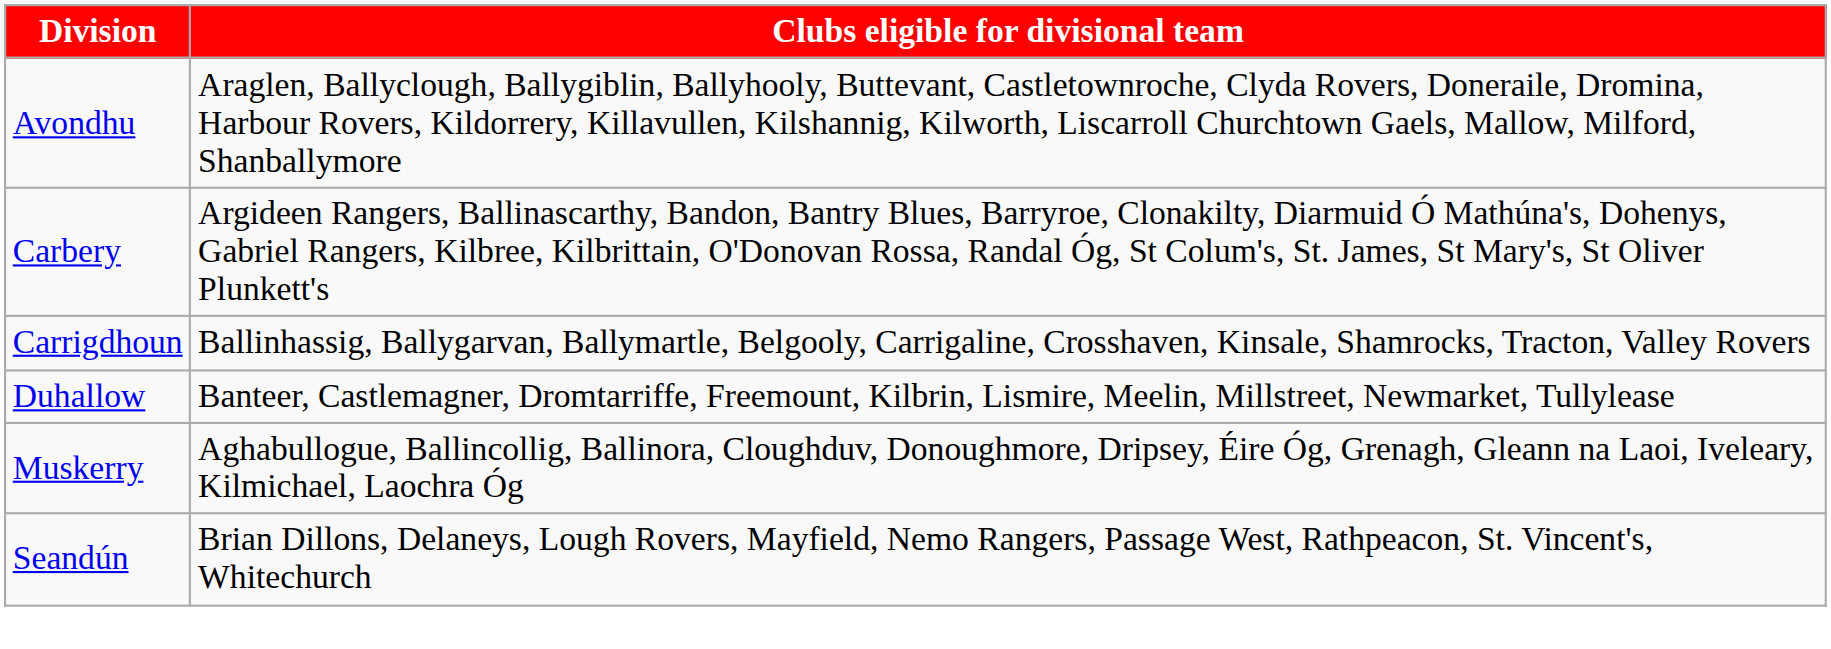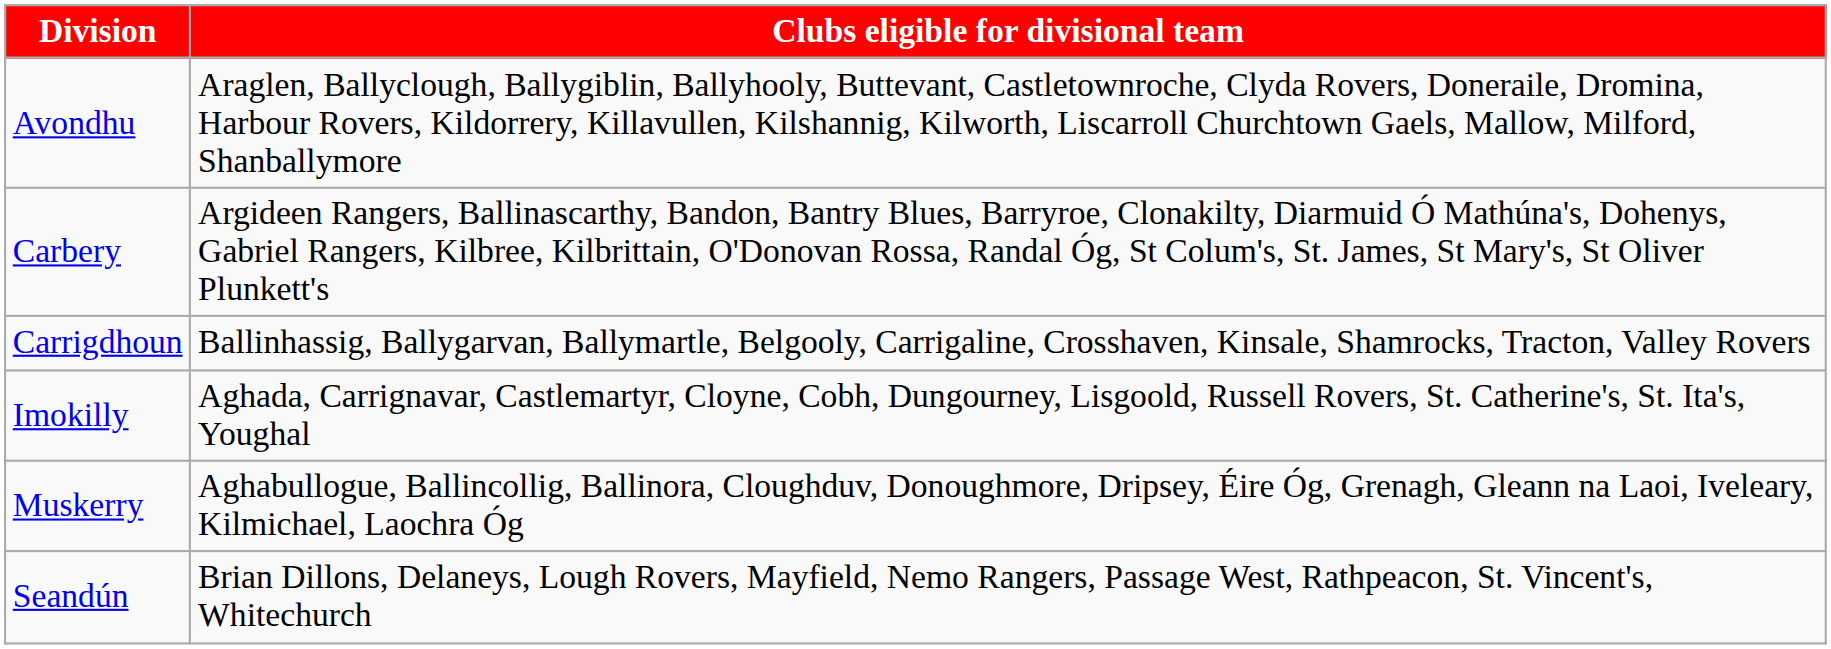- row: (79, 395)
+ row: (71, 414)
